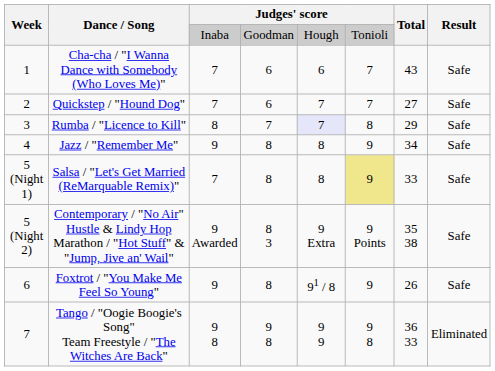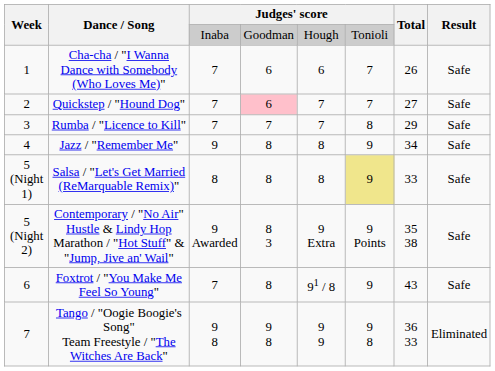(411, 69) 43 -> (411, 69) 26
(269, 104) no background -> (269, 104) pink background
(215, 124) 8 -> (215, 124) 7
(321, 124) lavender background -> (321, 124) no background
(215, 179) 7 -> (215, 179) 8
(215, 285) 9 -> (215, 285) 7
(411, 285) 26 -> (411, 285) 43
